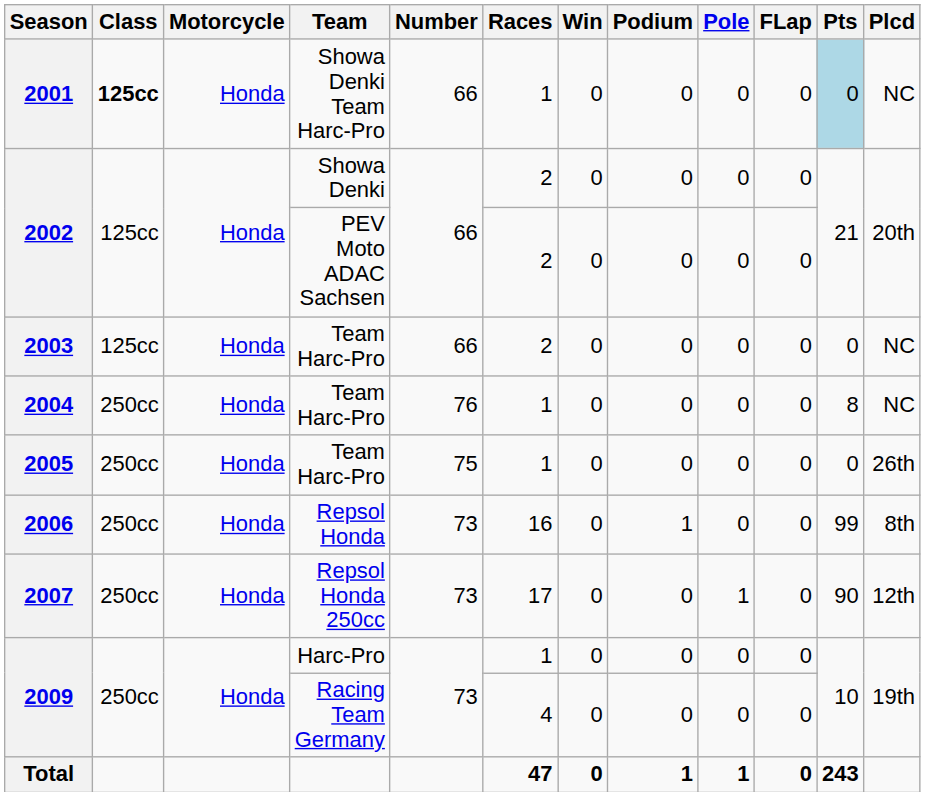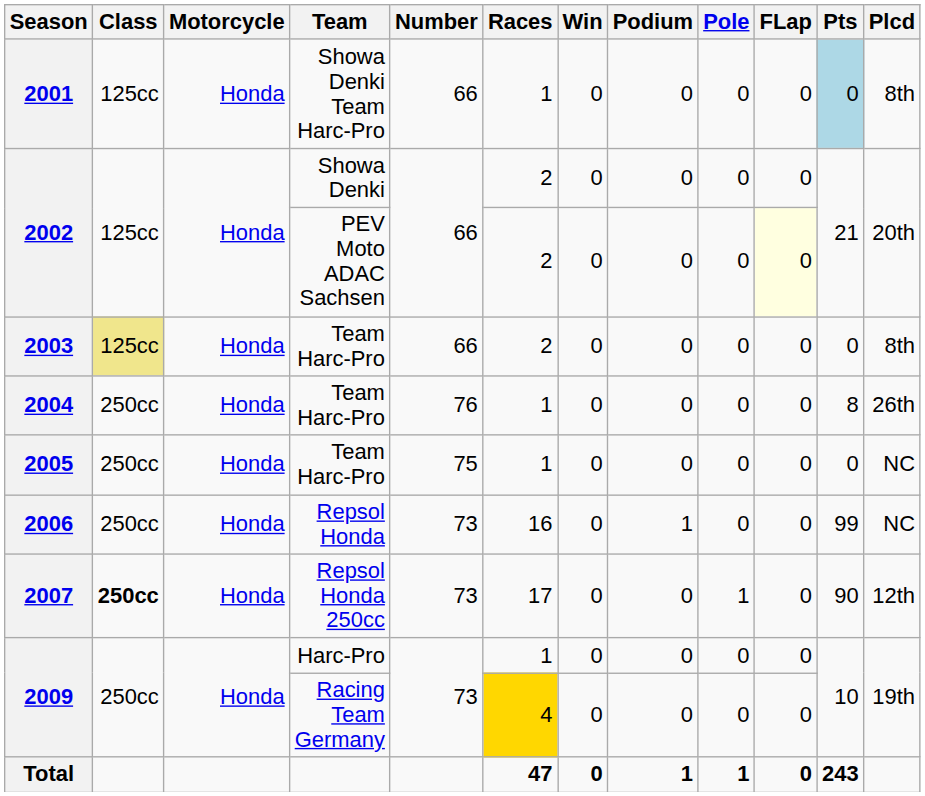(128, 93) bold -> (130, 93) normal
(899, 93) NC -> (900, 93) 8th
(806, 261) no background -> (806, 261) lightyellow background
(130, 345) no background -> (130, 345) khaki background
(899, 345) NC -> (900, 345) 8th
(899, 405) NC -> (894, 405) 26th
(894, 464) 26th -> (899, 464) NC
(900, 524) 8th -> (899, 524) NC
(130, 595) normal -> (128, 595) bold
(546, 714) no background -> (546, 714) gold background
